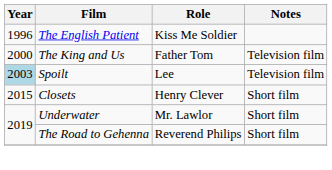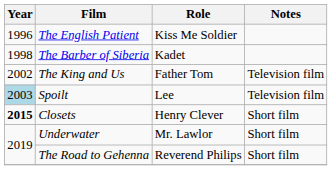+ row: (94, 54)
(20, 54) 2000 -> (20, 74) 2002
(20, 94) normal -> (20, 114) bold
